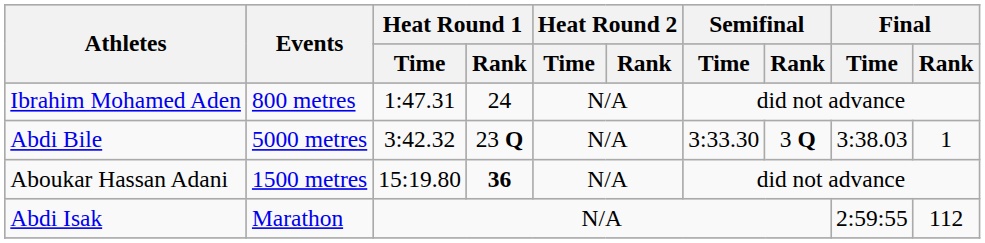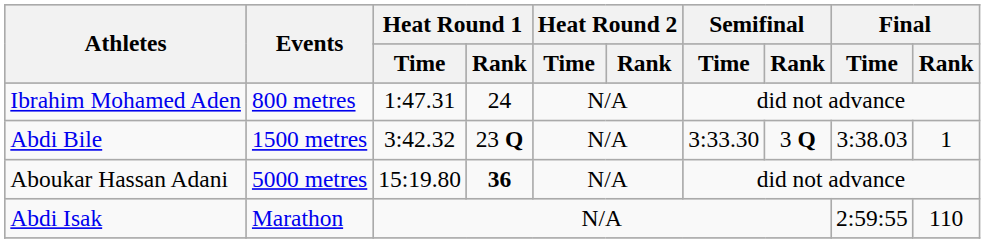(310, 140) 5000 metres -> (310, 140) 1500 metres
(310, 179) 1500 metres -> (310, 179) 5000 metres
(946, 217) 112 -> (946, 217) 110
